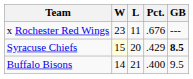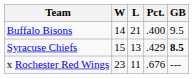rows swapped: (58, 30) <-> (40, 64)
(120, 47) lightyellow background -> (120, 47) no background
(136, 47) 20 -> (136, 47) 13
